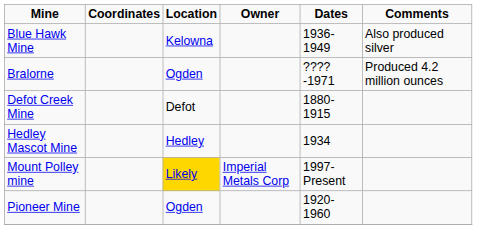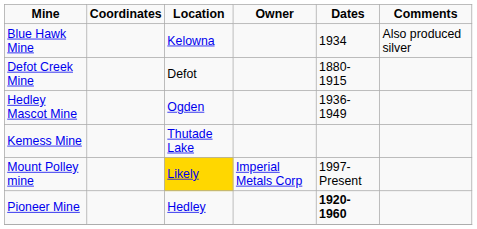(319, 40) 1936-1949 -> (333, 40) 1934
- row: (31, 74)
(185, 140) Hedley -> (186, 107) Ogden
(317, 140) 1934 -> (335, 107) 1936-1949
+ row: (45, 140)
(184, 207) Ogden -> (187, 207) Hedley
(319, 207) normal -> (335, 207) bold
